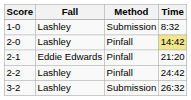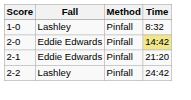(131, 27) Submission -> (120, 27) Pinfall
(54, 42) Lashley -> (70, 42) Eddie Edwards
- row: (13, 88)
